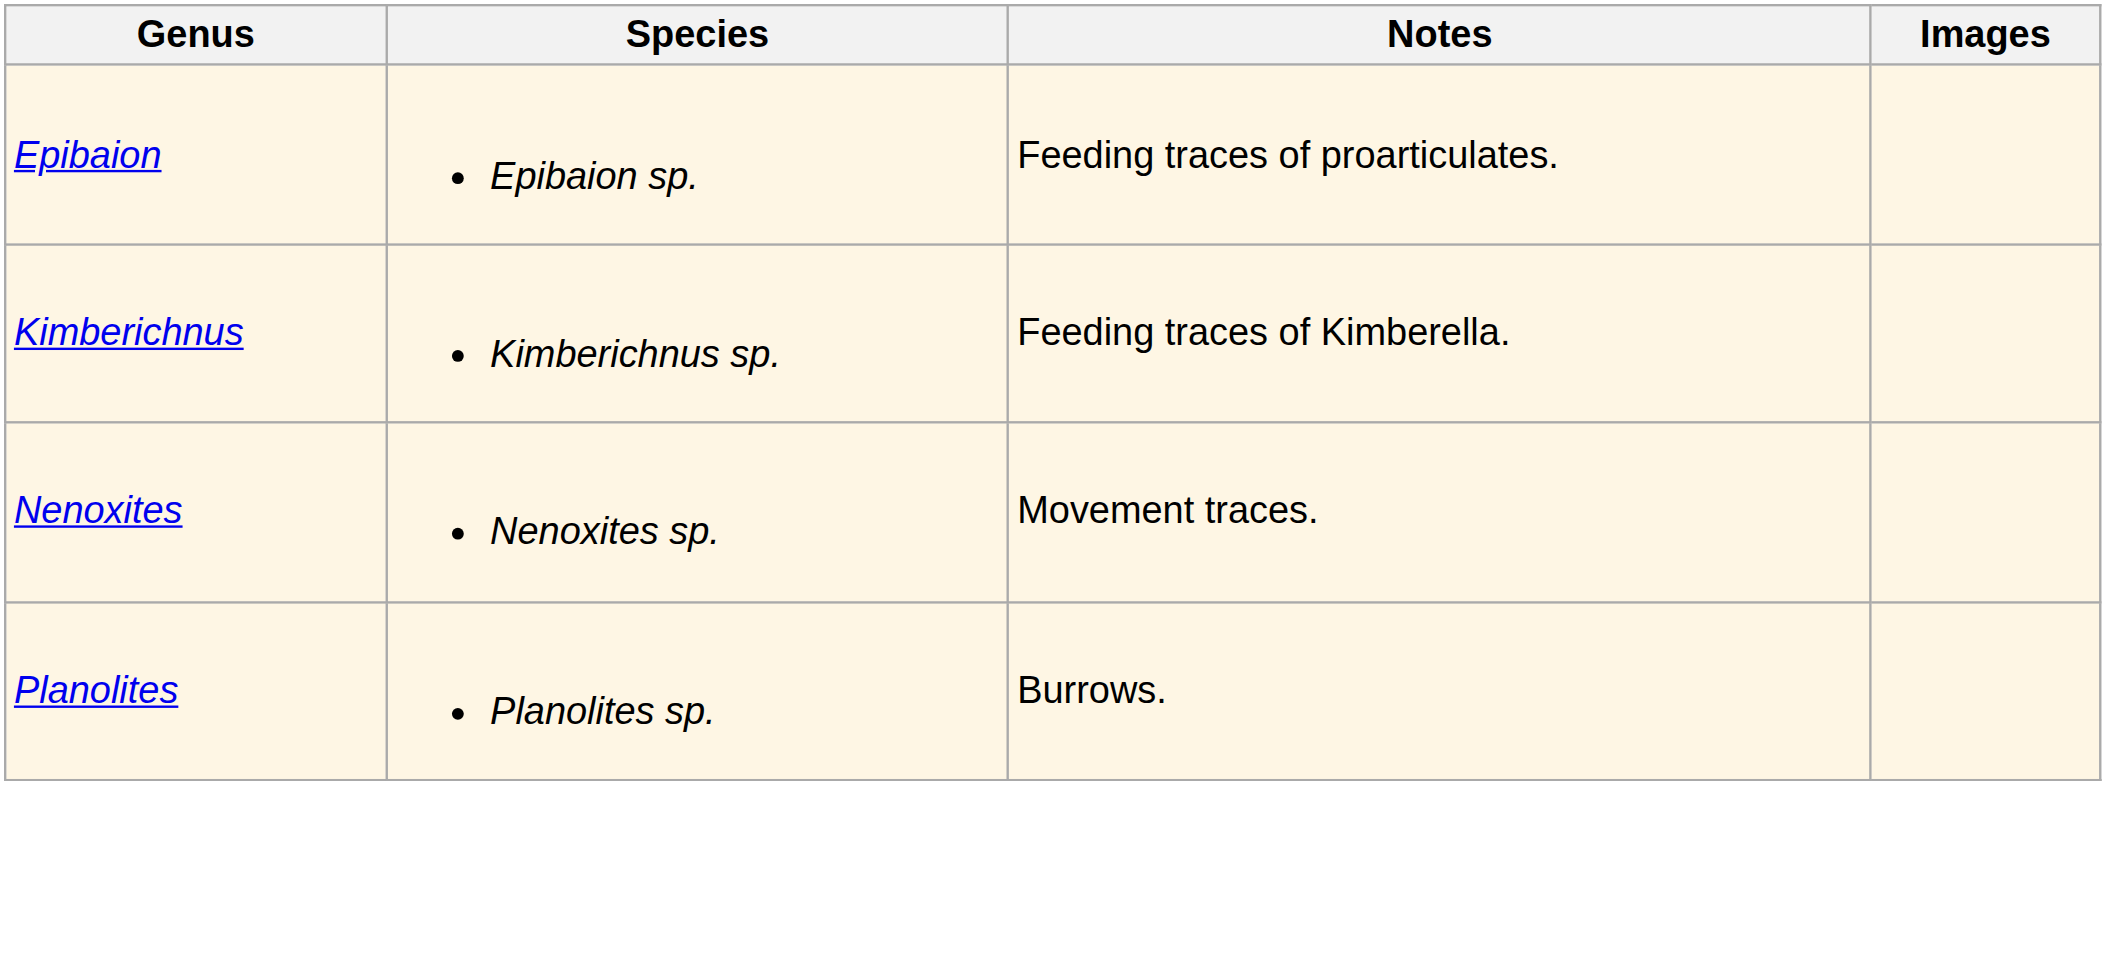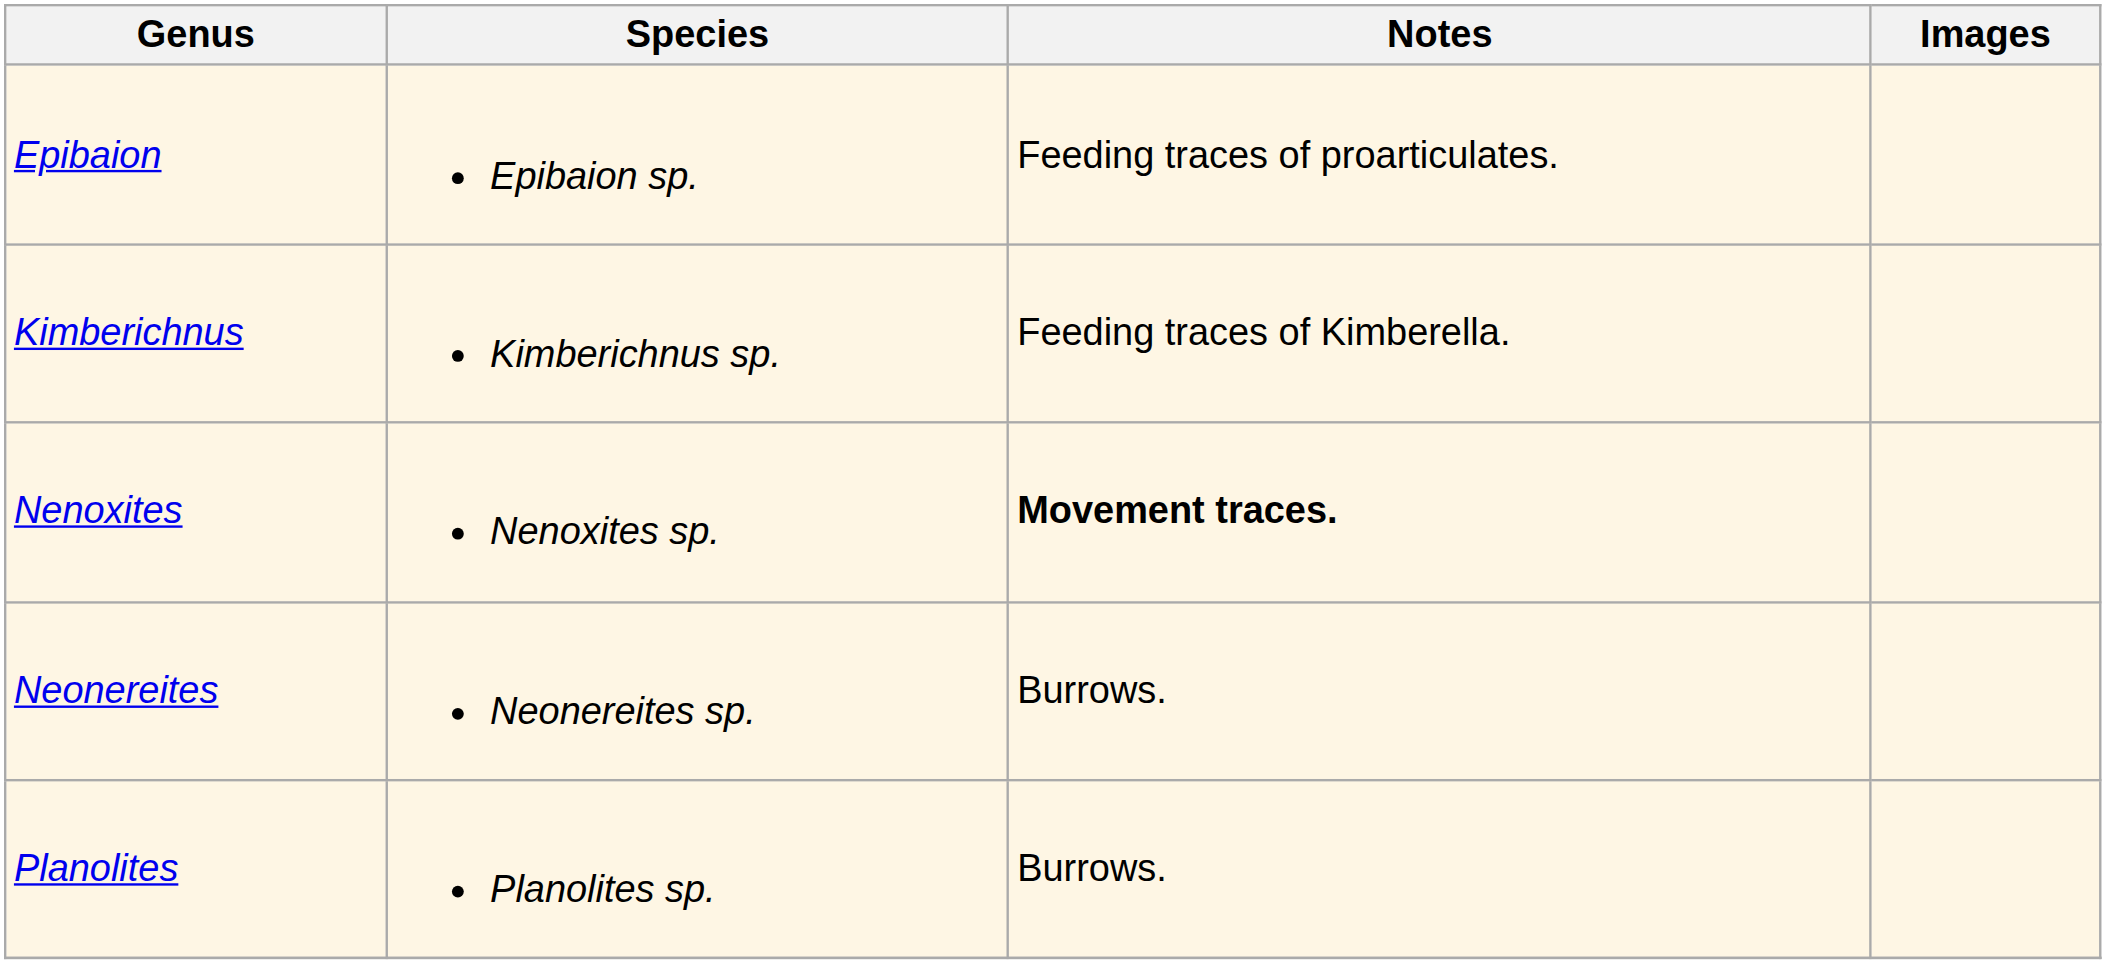(1168, 511) normal -> (1177, 511) bold
+ row: (116, 689)
